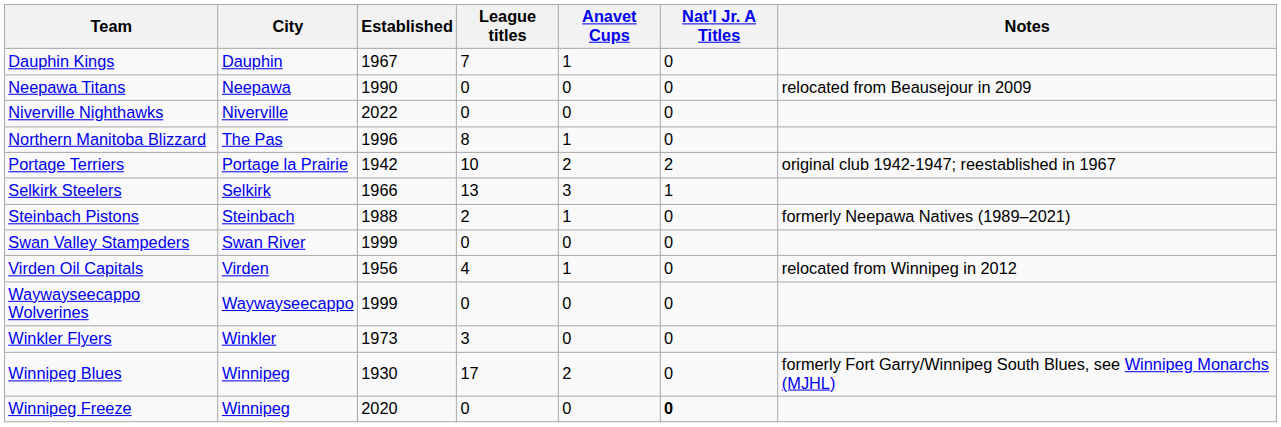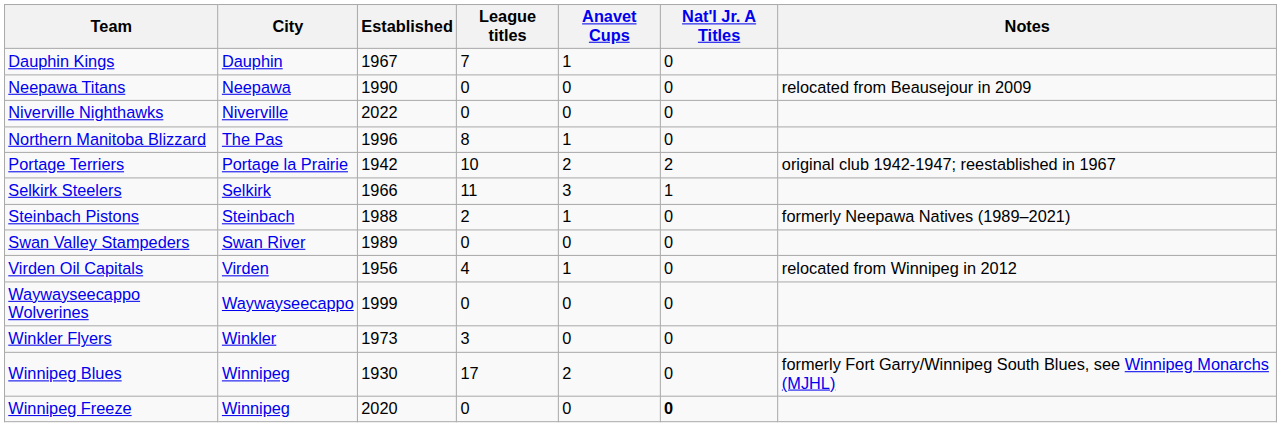(469, 191) 13 -> (469, 191) 11
(379, 242) 1999 -> (379, 242) 1989
